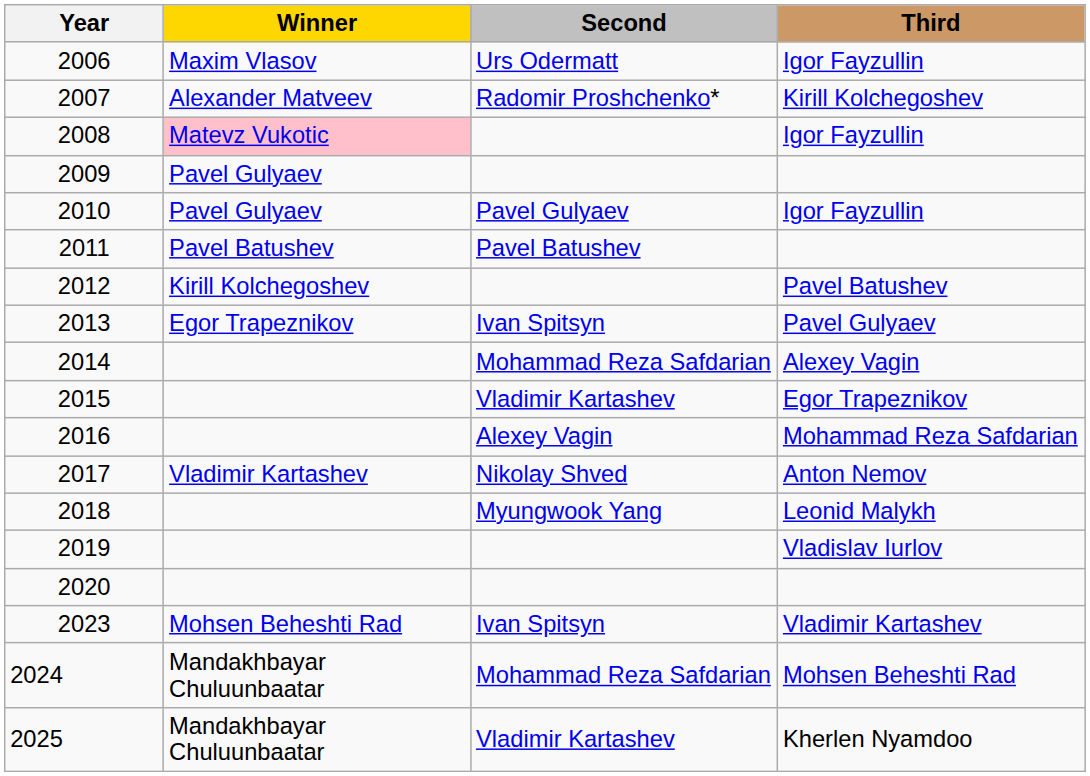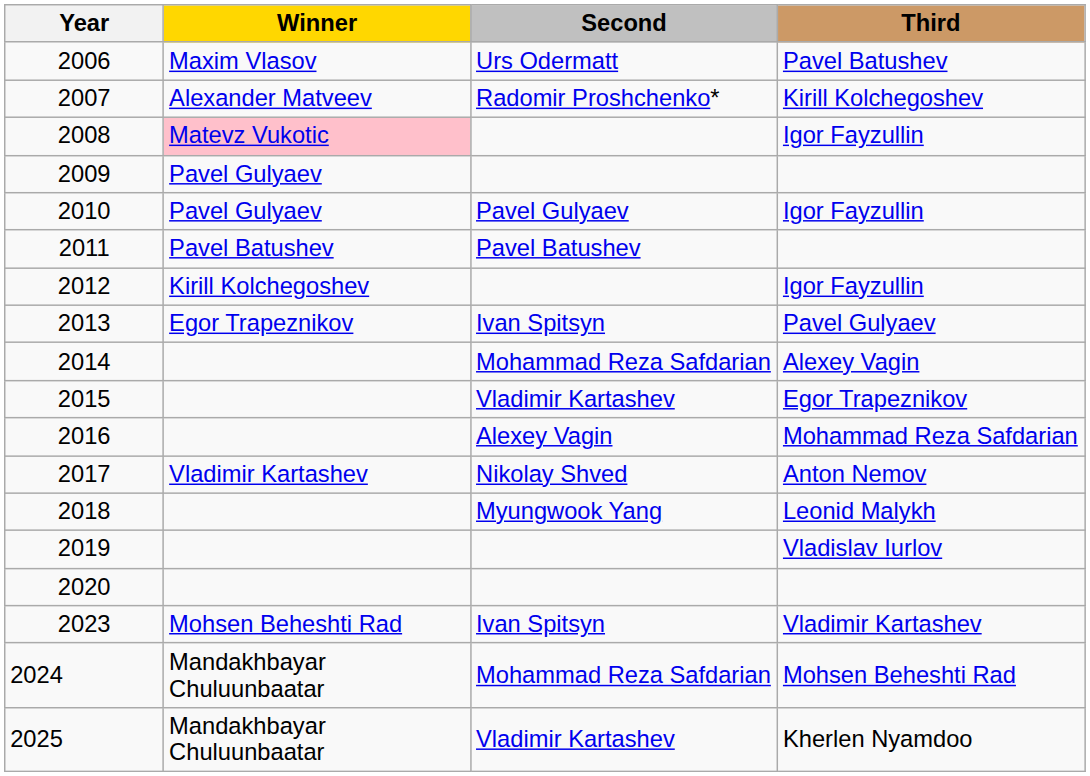(853, 60) Igor Fayzullin -> (865, 60) Pavel Batushev
(865, 286) Pavel Batushev -> (853, 286) Igor Fayzullin
